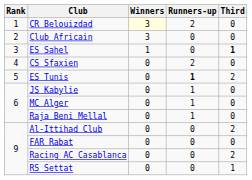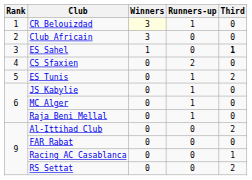(192, 24) 2 -> (192, 24) 1
(192, 77) bold -> (192, 77) normal
(233, 155) 2 -> (233, 155) 1
(233, 169) 1 -> (233, 169) 2
